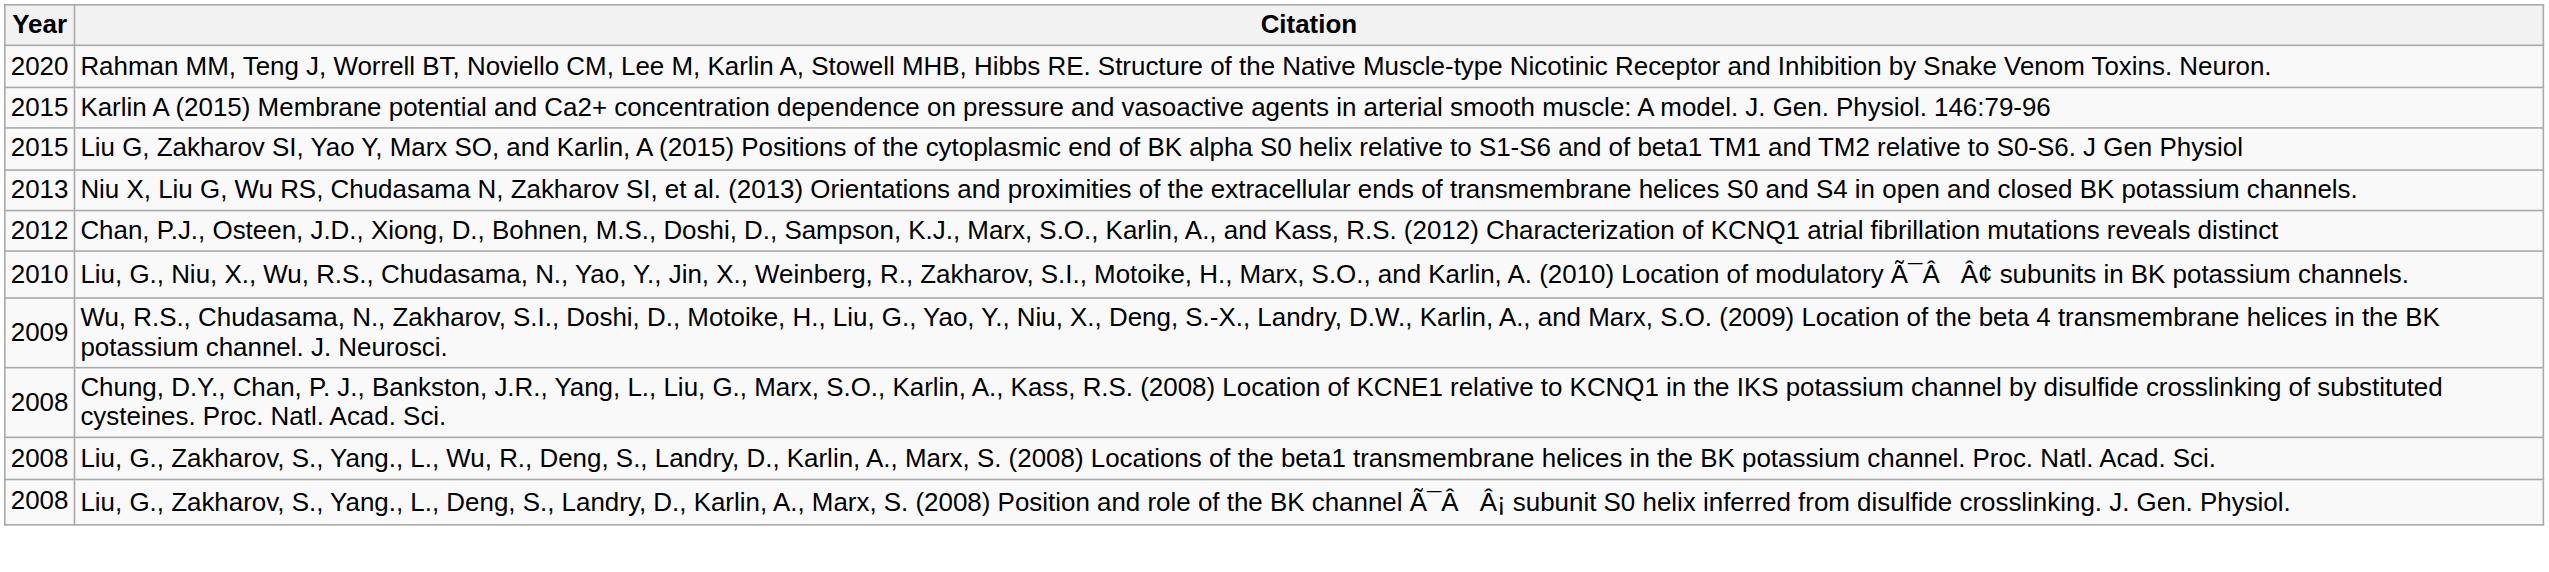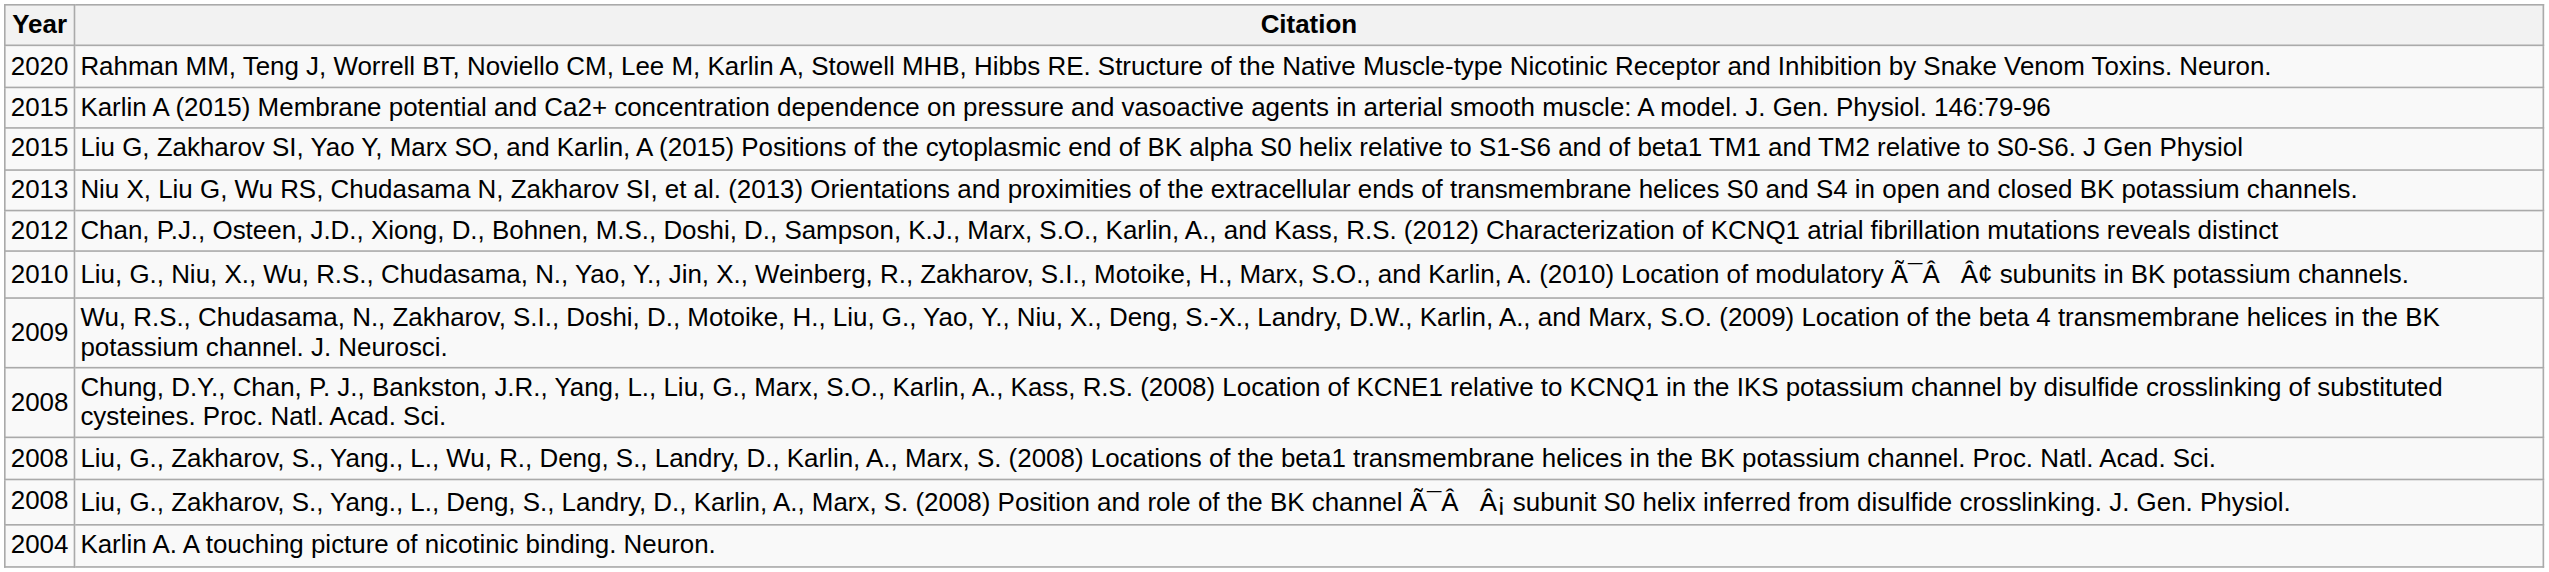+ row: (398, 545)
